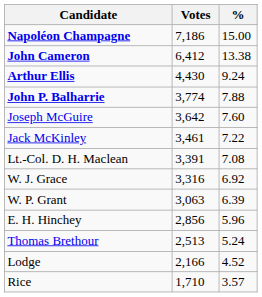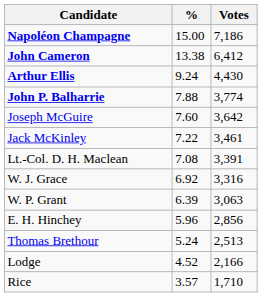columns swapped: (196, 14) <-> (238, 14)
